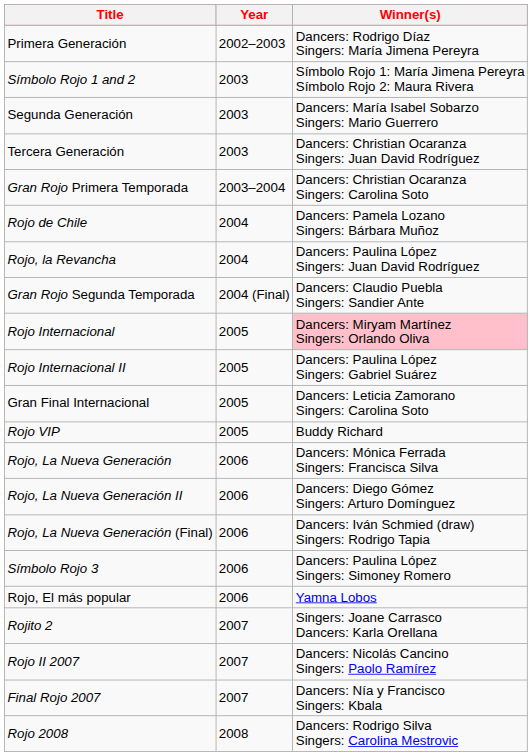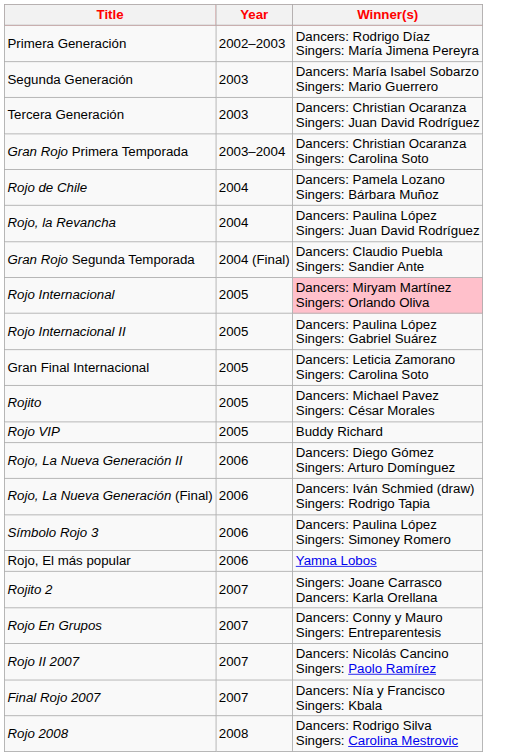- row: (71, 79)
+ row: (24, 403)
- row: (89, 460)
+ row: (55, 625)
